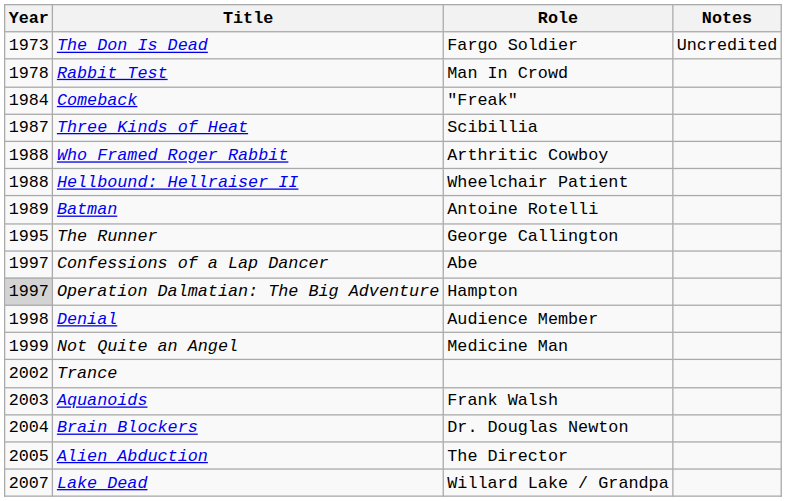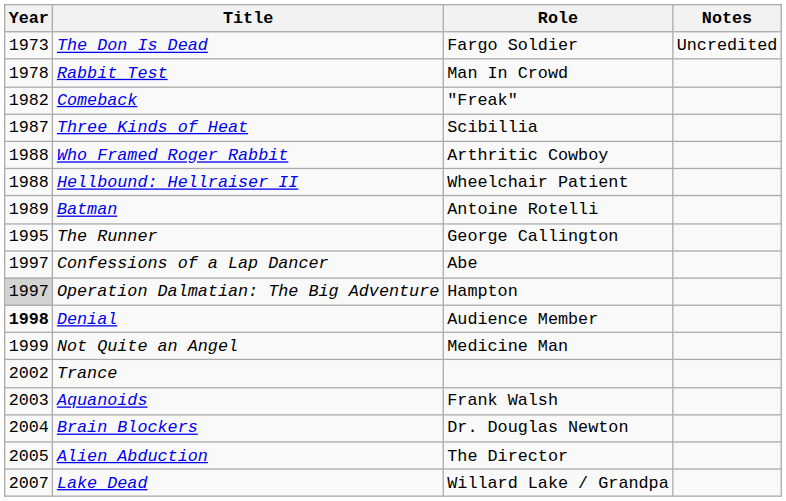(29, 100) 1984 -> (29, 100) 1982
(29, 319) normal -> (29, 319) bold
